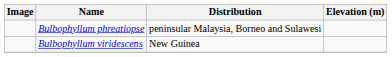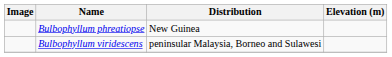(235, 28) peninsular Malaysia, Borneo and Sulawesi -> (174, 28) New Guinea
(174, 44) New Guinea -> (235, 44) peninsular Malaysia, Borneo and Sulawesi
